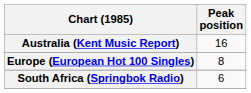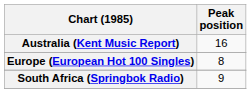(221, 79) 6 -> (221, 79) 9
